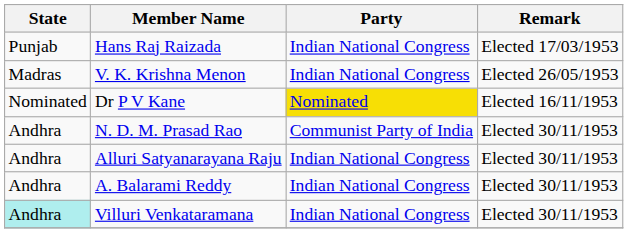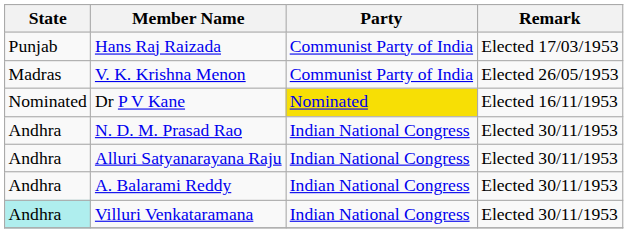(380, 46) Indian National Congress -> (381, 46) Communist Party of India
(380, 74) Indian National Congress -> (381, 74) Communist Party of India
(381, 130) Communist Party of India -> (380, 130) Indian National Congress
